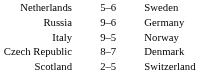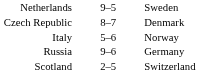(108, 7) 5–6 -> (108, 7) 9–5
rows swapped: (58, 22) <-> (38, 52)
(108, 37) 9–5 -> (108, 37) 5–6
